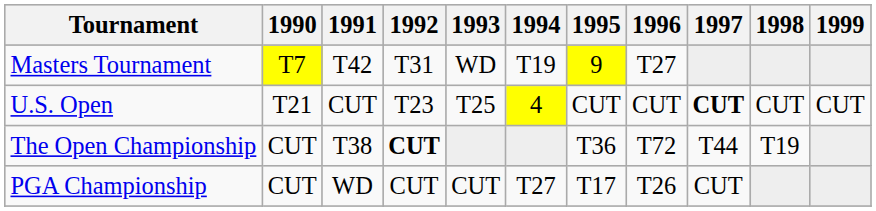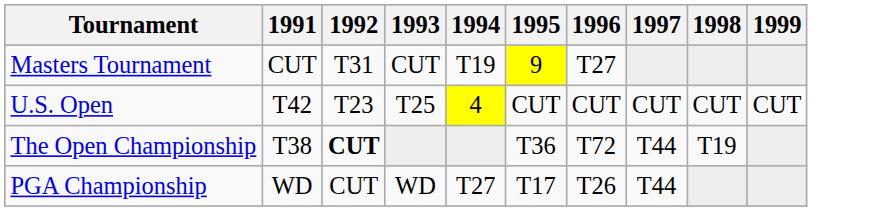- column: (292, 24)
(352, 65) T42 -> (292, 65) CUT
(476, 65) WD -> (415, 65) CUT
(352, 105) CUT -> (292, 105) T42
(718, 105) bold -> (657, 105) normal
(476, 186) CUT -> (415, 186) WD
(718, 186) CUT -> (657, 186) T44
